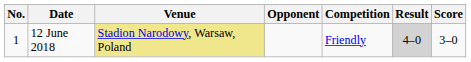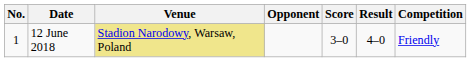columns swapped: (448, 14) <-> (357, 14)
(412, 40) lightgrey background -> (376, 40) no background
